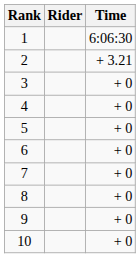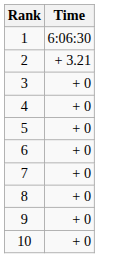- column: (65, 15)
